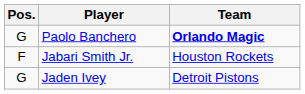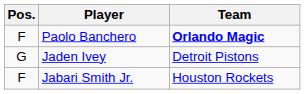(22, 36) G -> (21, 36) F
rows swapped: (74, 78) <-> (87, 57)
